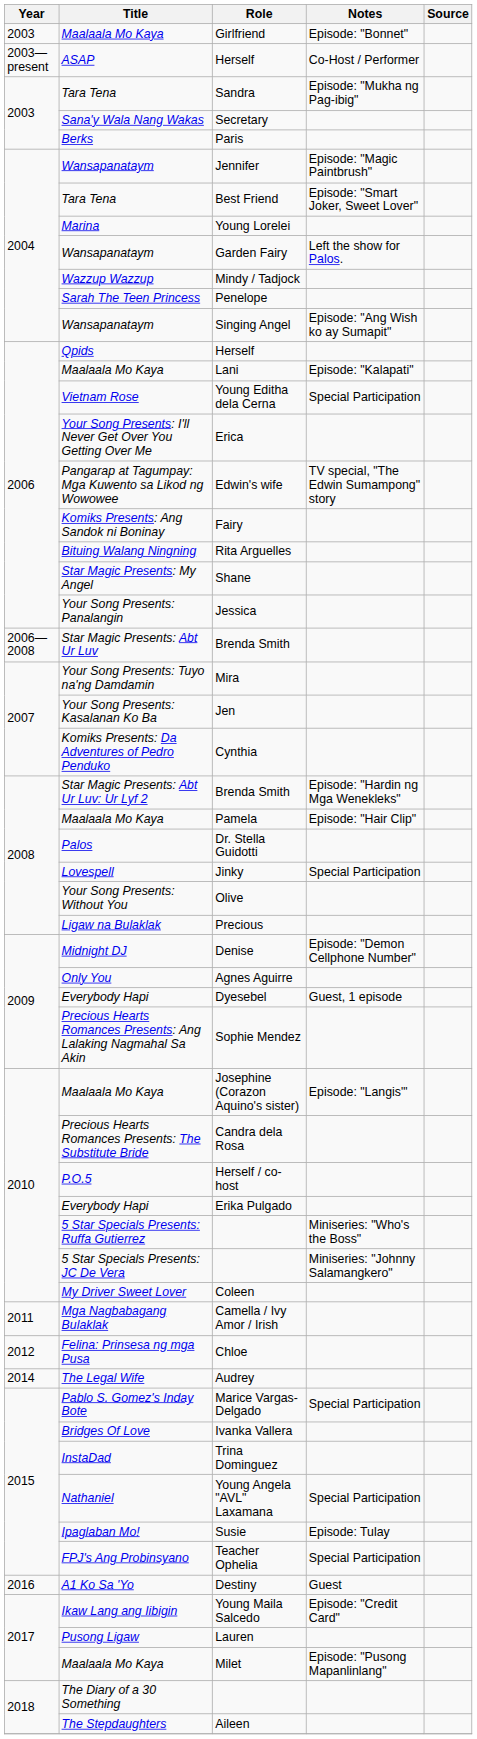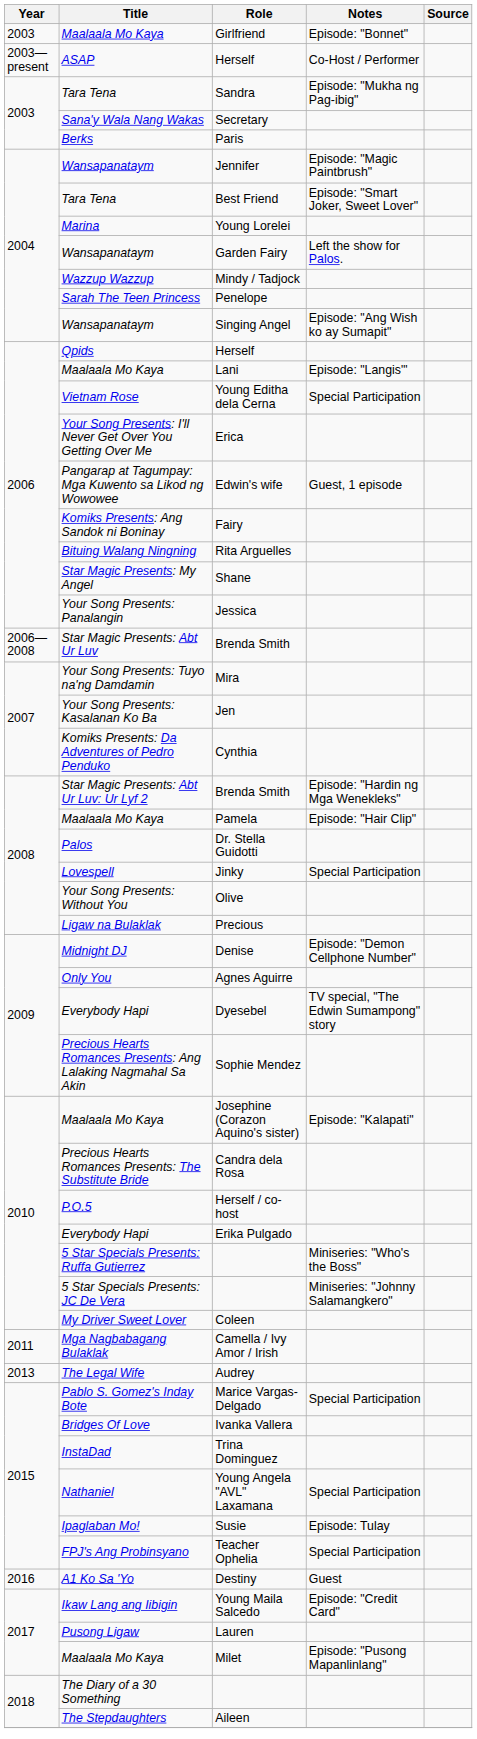(361, 370) Episode: "Kalapati" -> (358, 370) Episode: "Langis"'
(364, 485) TV special, "The Edwin Sumampong" story -> (355, 485) Guest, 1 episode
(355, 997) Guest, 1 episode -> (364, 1011) TV special, "The Edwin Sumampong" story
(358, 1091) Episode: "Langis"' -> (361, 1119) Episode: "Kalapati"
- row: (128, 1352)
(21, 1378) 2014 -> (21, 1372) 2013
